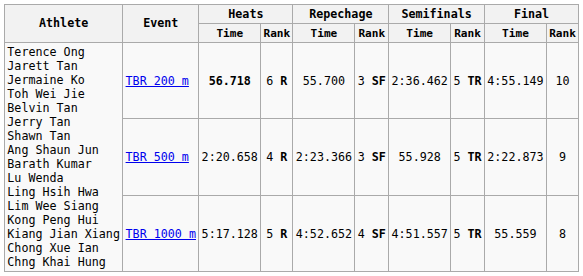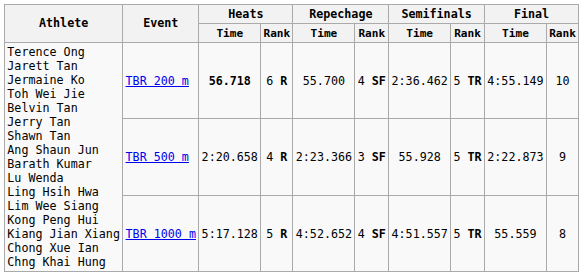(372, 81) 3 SF -> (372, 81) 4 SF
